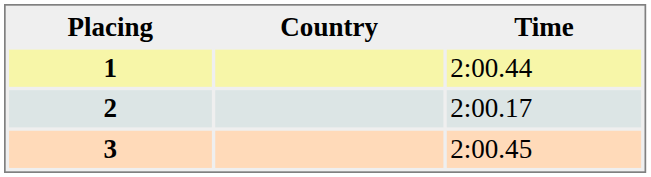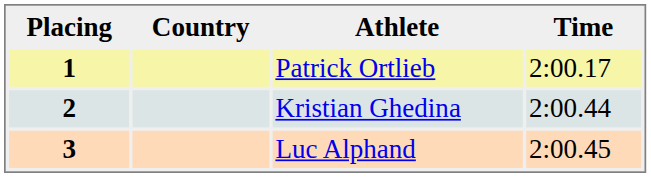+ column: (397, 27)
(491, 67) 2:00.44 -> (570, 67) 2:00.17
(491, 108) 2:00.17 -> (570, 108) 2:00.44
